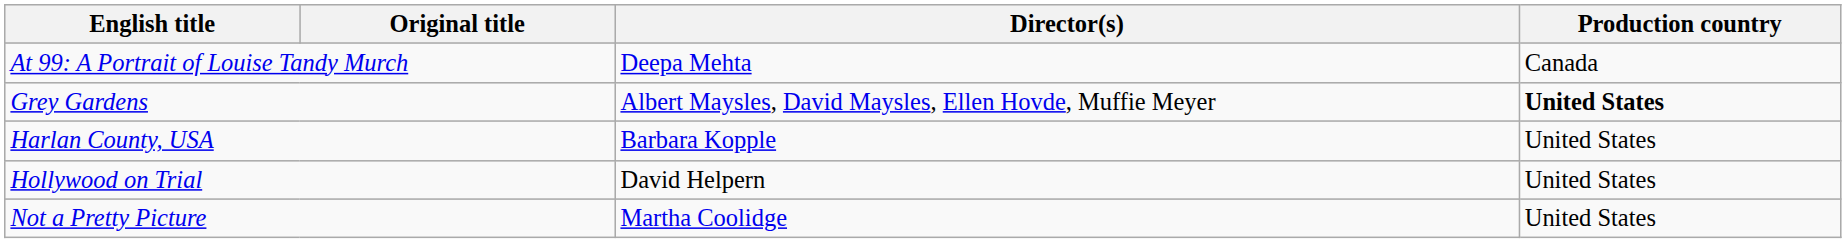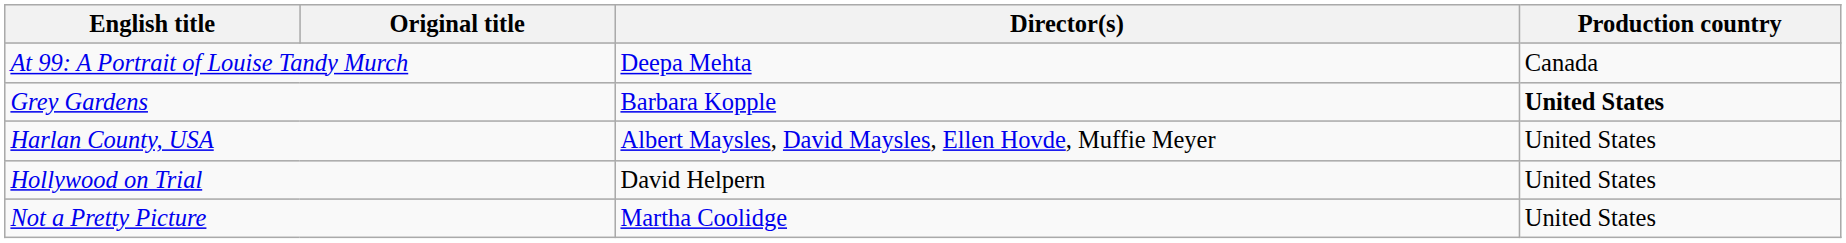(918, 101) Albert Maysles, David Maysles, Ellen Hovde, Muffie Meyer -> (698, 101) Barbara Kopple
(698, 140) Barbara Kopple -> (918, 140) Albert Maysles, David Maysles, Ellen Hovde, Muffie Meyer
